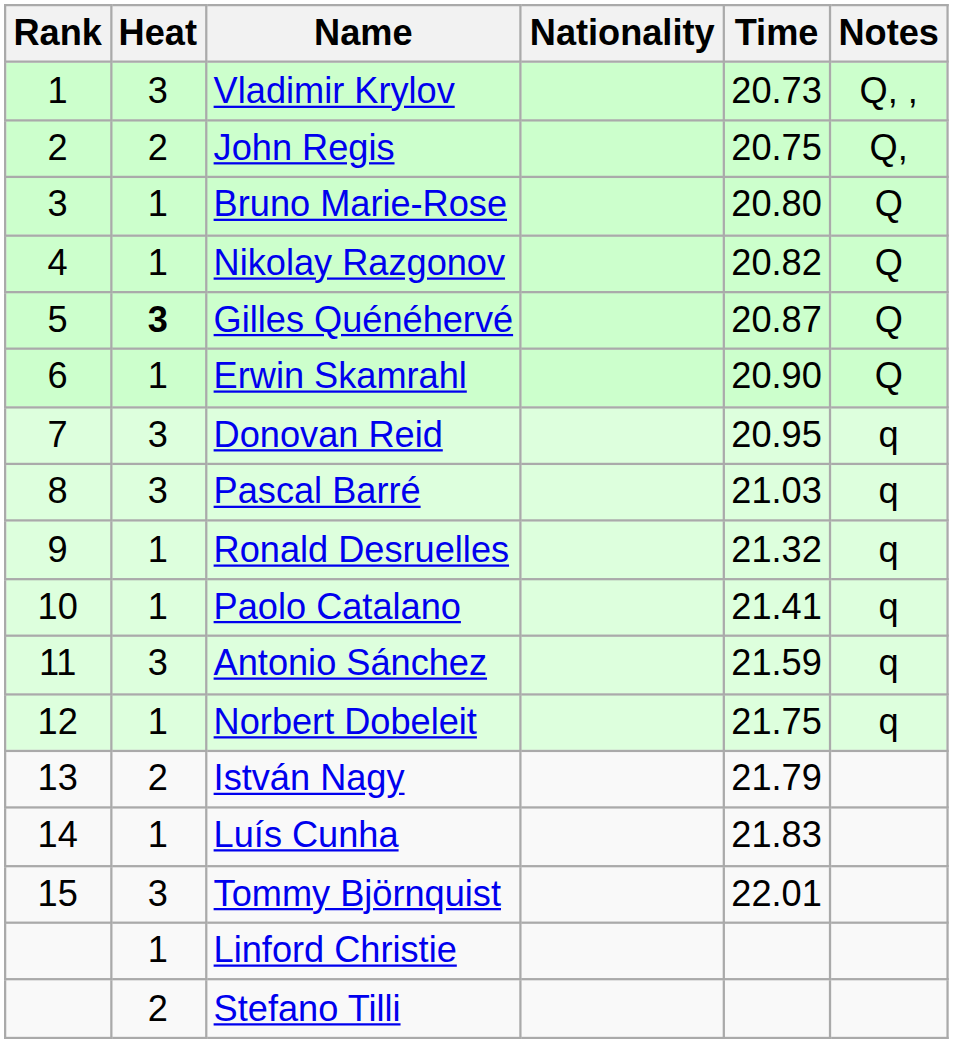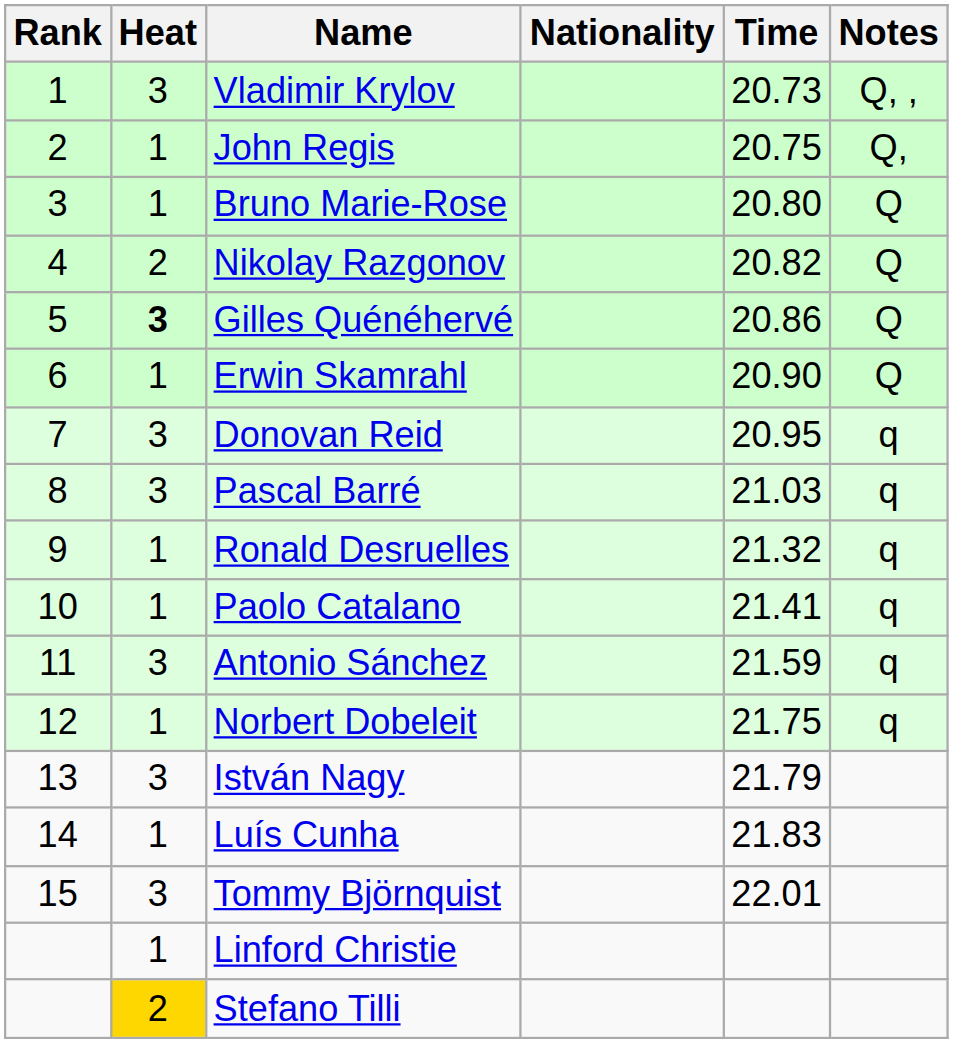(158, 147) 2 -> (158, 147) 1
(158, 262) 1 -> (158, 262) 2
(777, 319) 20.87 -> (777, 319) 20.86
(158, 778) 2 -> (158, 778) 3
(158, 1008) no background -> (158, 1008) gold background
